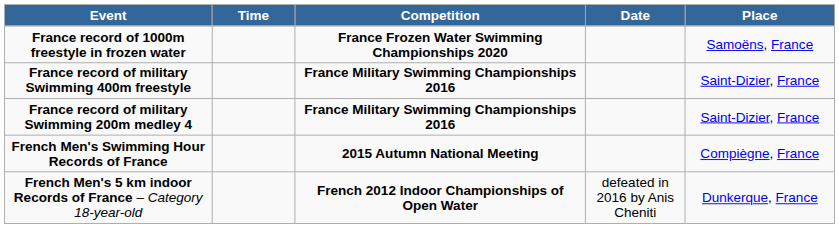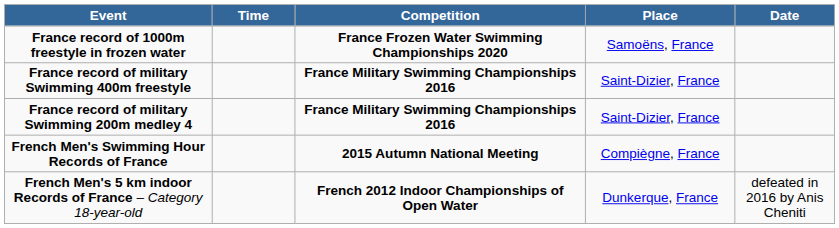columns swapped: (760, 16) <-> (635, 16)
